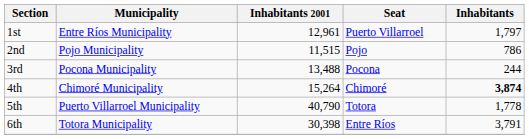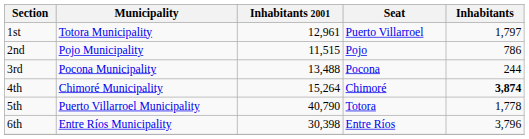(115, 32) Entre Ríos Municipality -> (105, 32) Totora Municipality
(105, 124) Totora Municipality -> (115, 124) Entre Ríos Municipality
(508, 124) 3,791 -> (508, 124) 3,796
